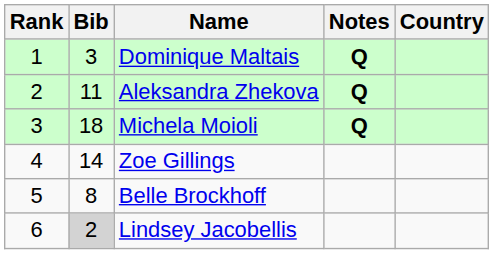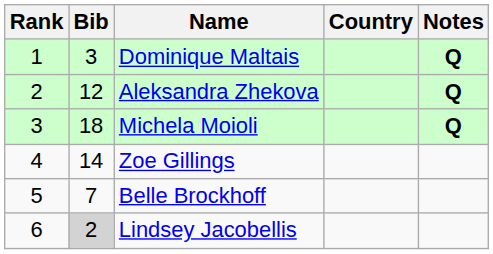columns swapped: (442, 21) <-> (359, 21)
(91, 91) 11 -> (91, 91) 12
(91, 195) 8 -> (91, 195) 7
